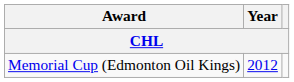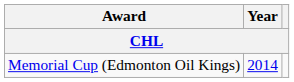(263, 65) 2012 -> (263, 65) 2014
